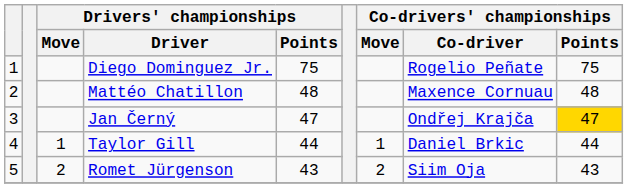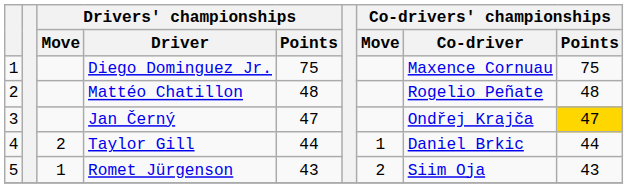(475, 68) Rogelio Peñate -> (480, 68) Maxence Cornuau
(480, 94) Maxence Cornuau -> (475, 94) Rogelio Peñate
(61, 145) 1 -> (61, 145) 2
(61, 170) 2 -> (61, 170) 1
